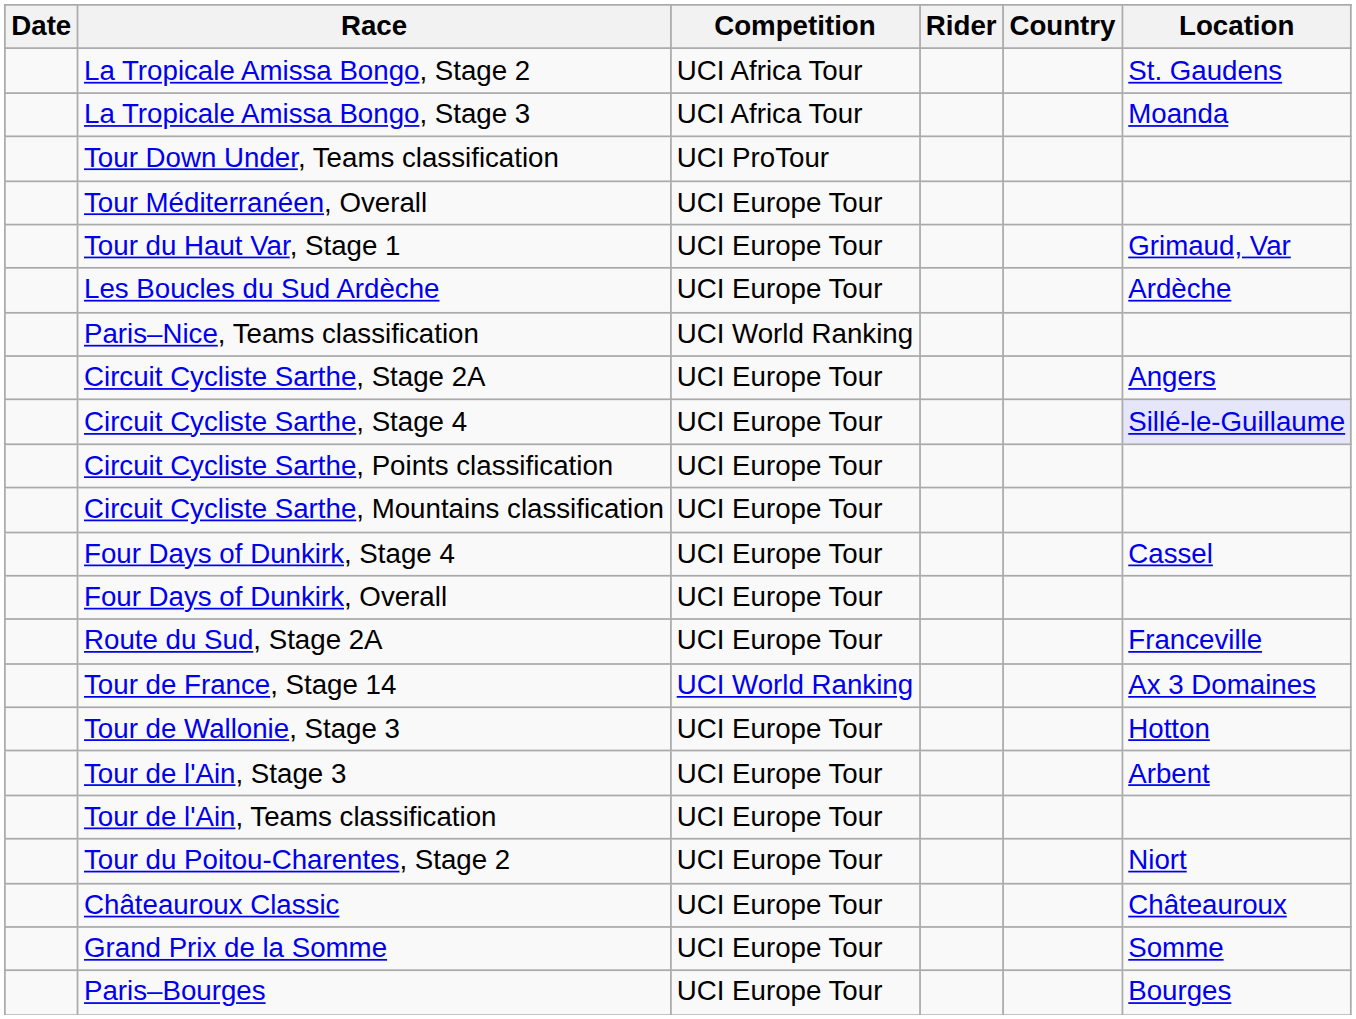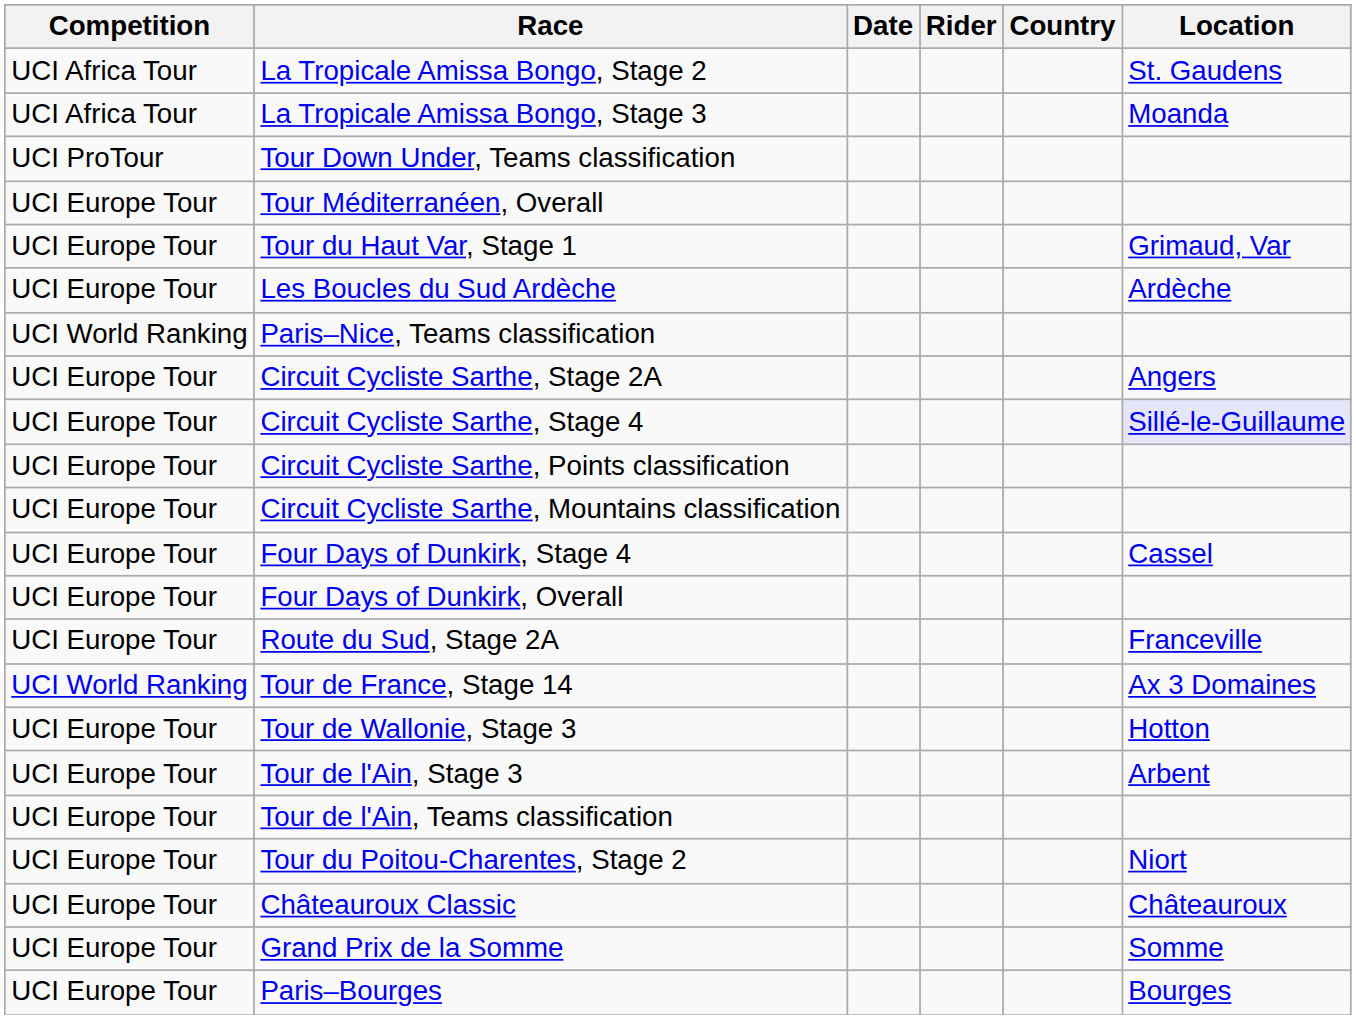columns swapped: (41, 26) <-> (795, 26)
